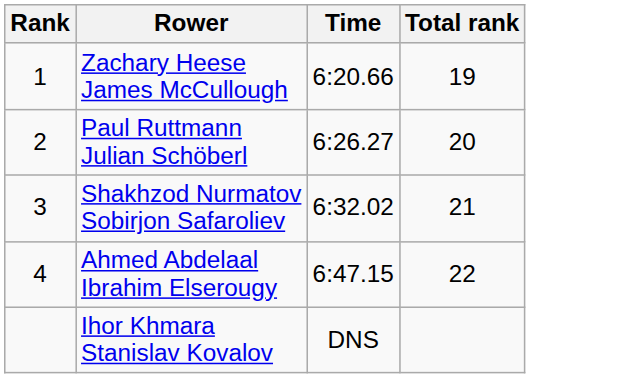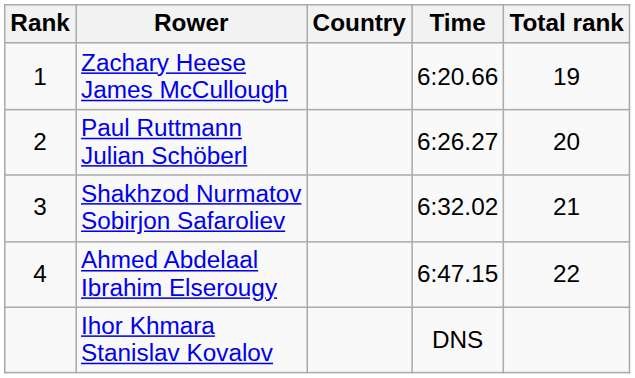+ column: (359, 23)
